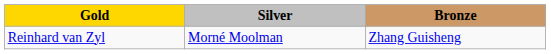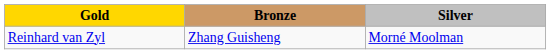columns swapped: (275, 15) <-> (455, 15)
